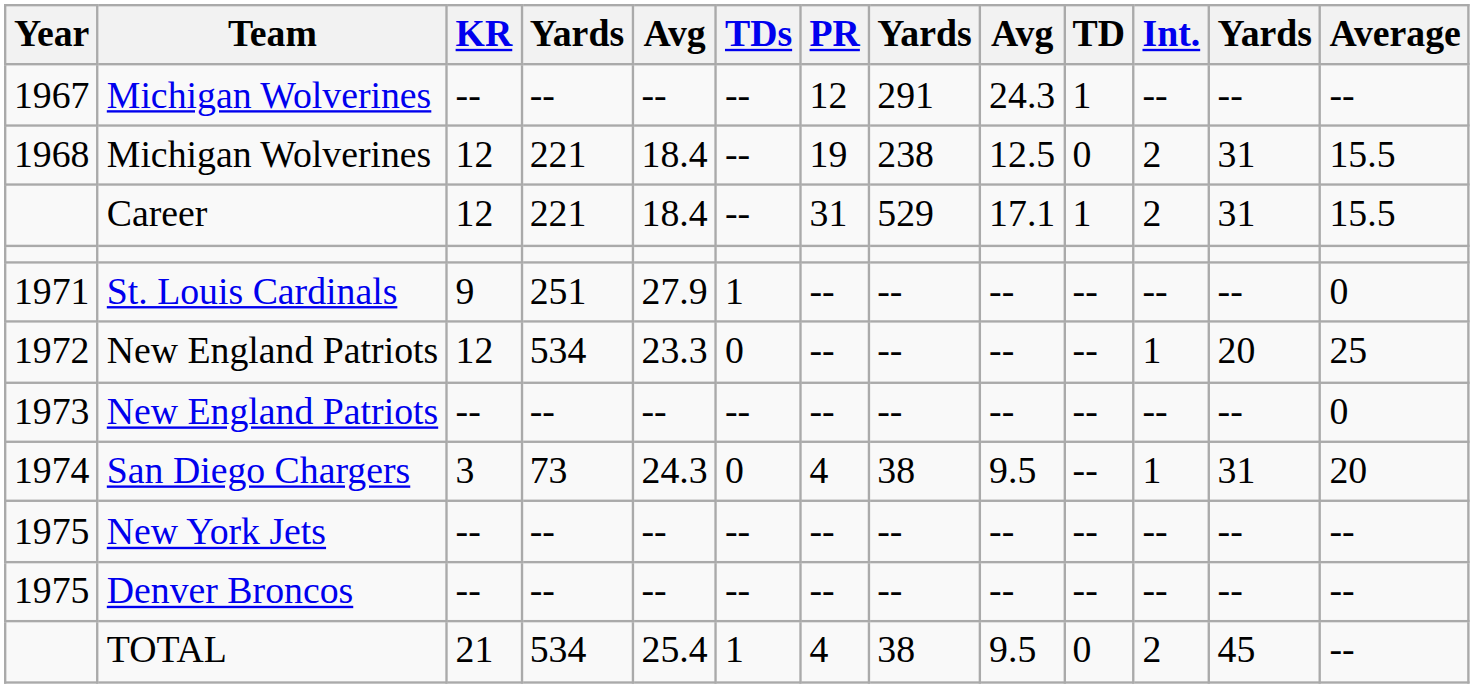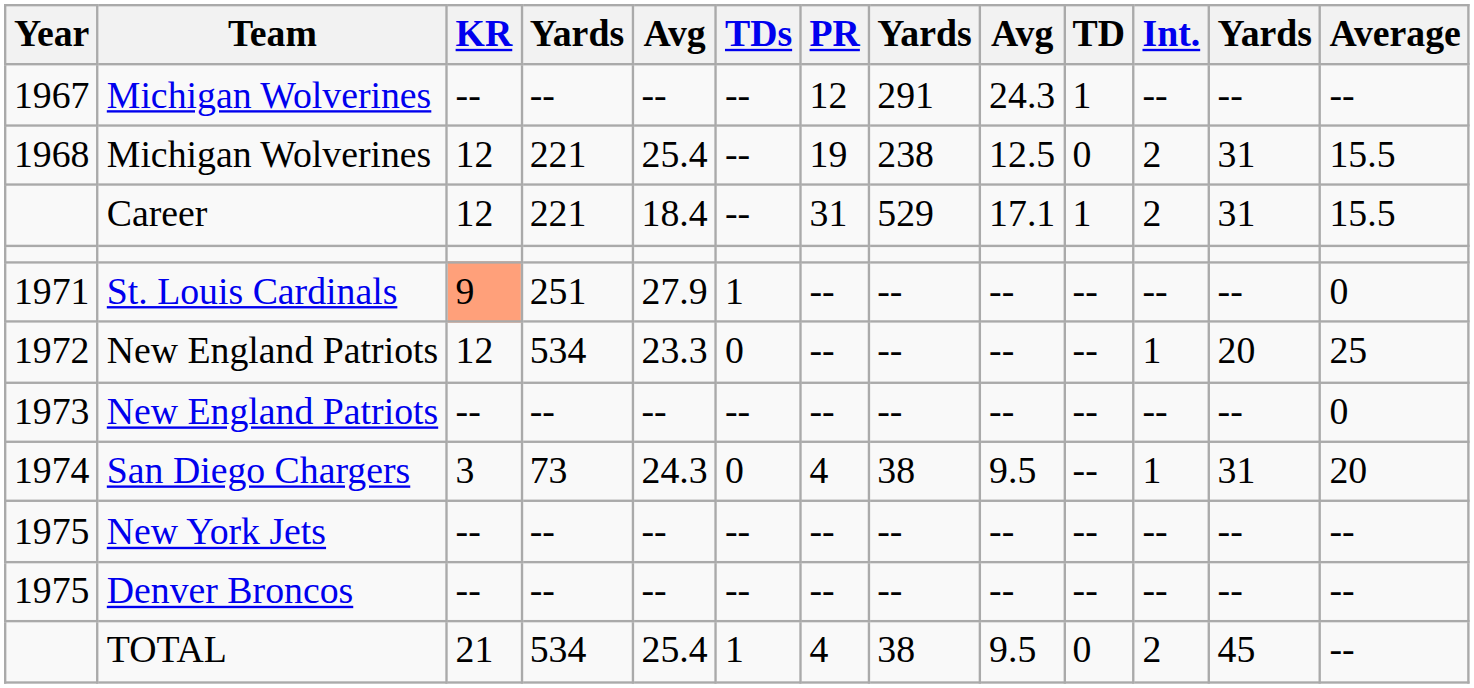(675, 154) 18.4 -> (675, 154) 25.4
(465, 291) no background -> (465, 291) lightsalmon background
